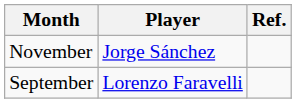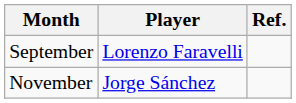rows swapped: (51, 82) <-> (51, 51)
